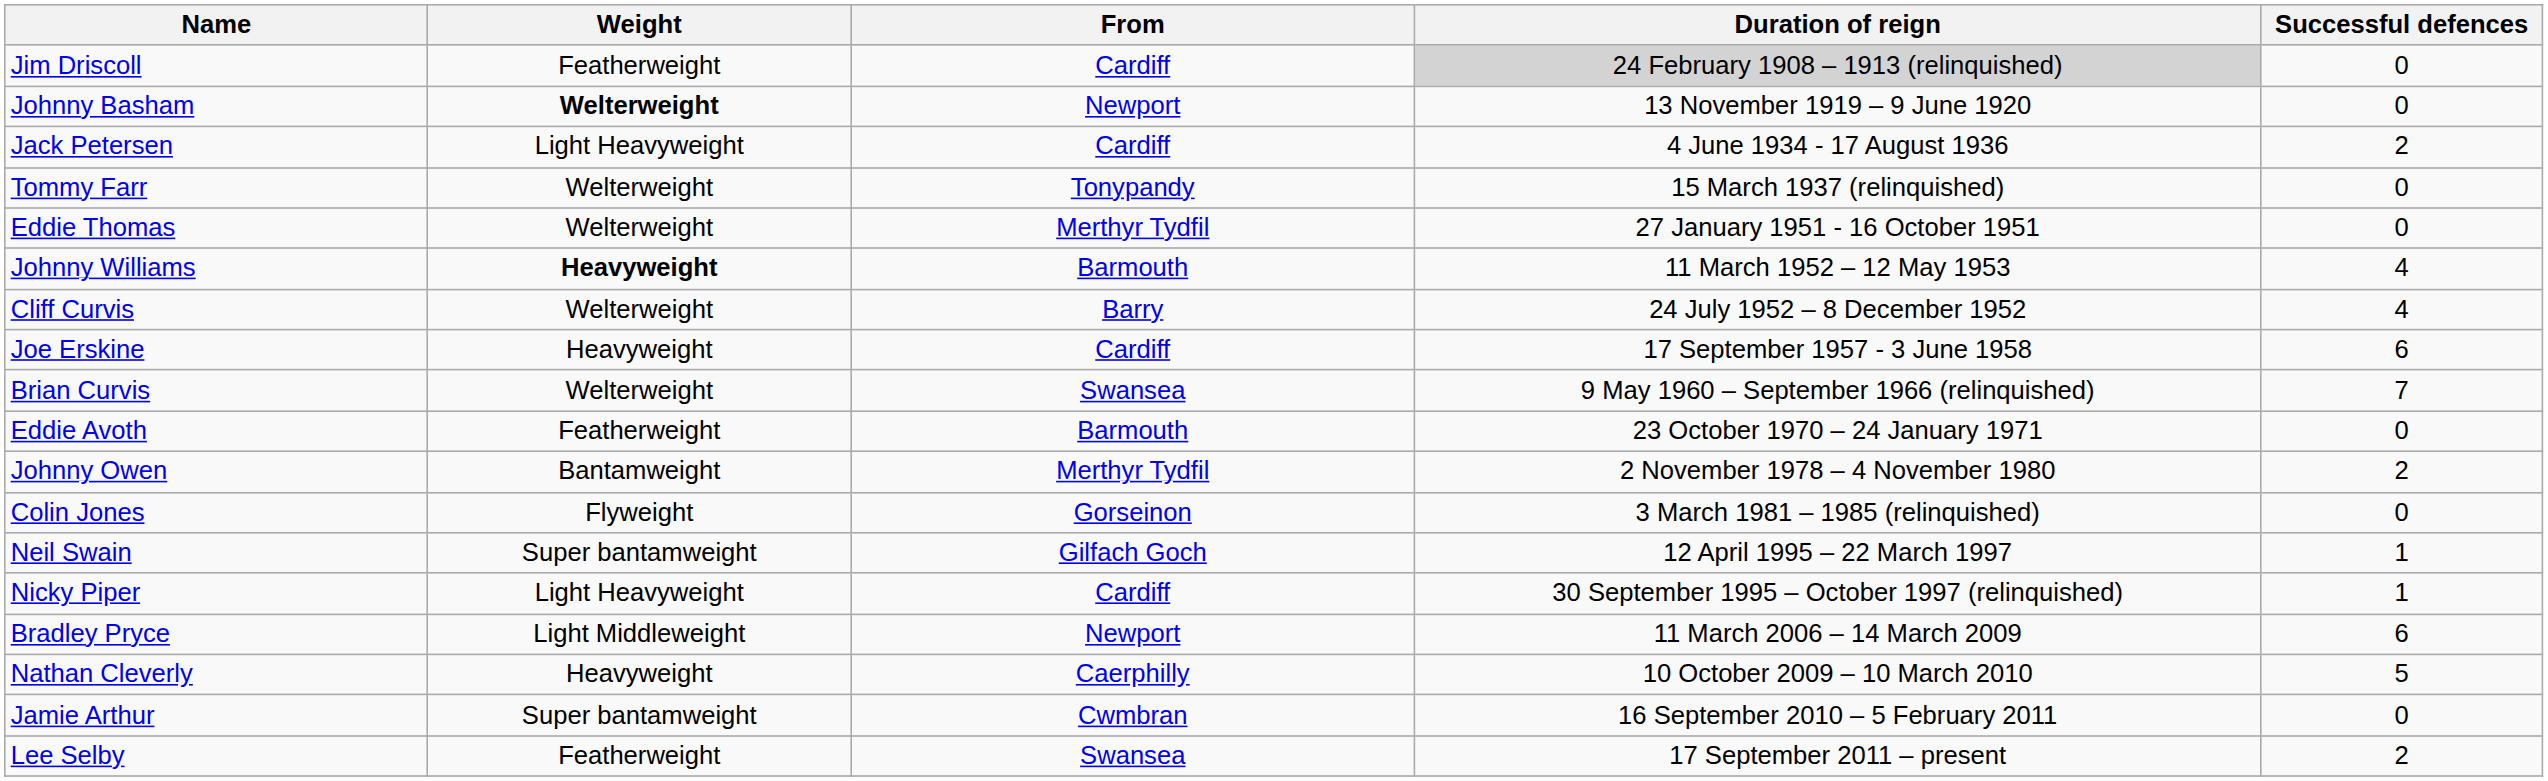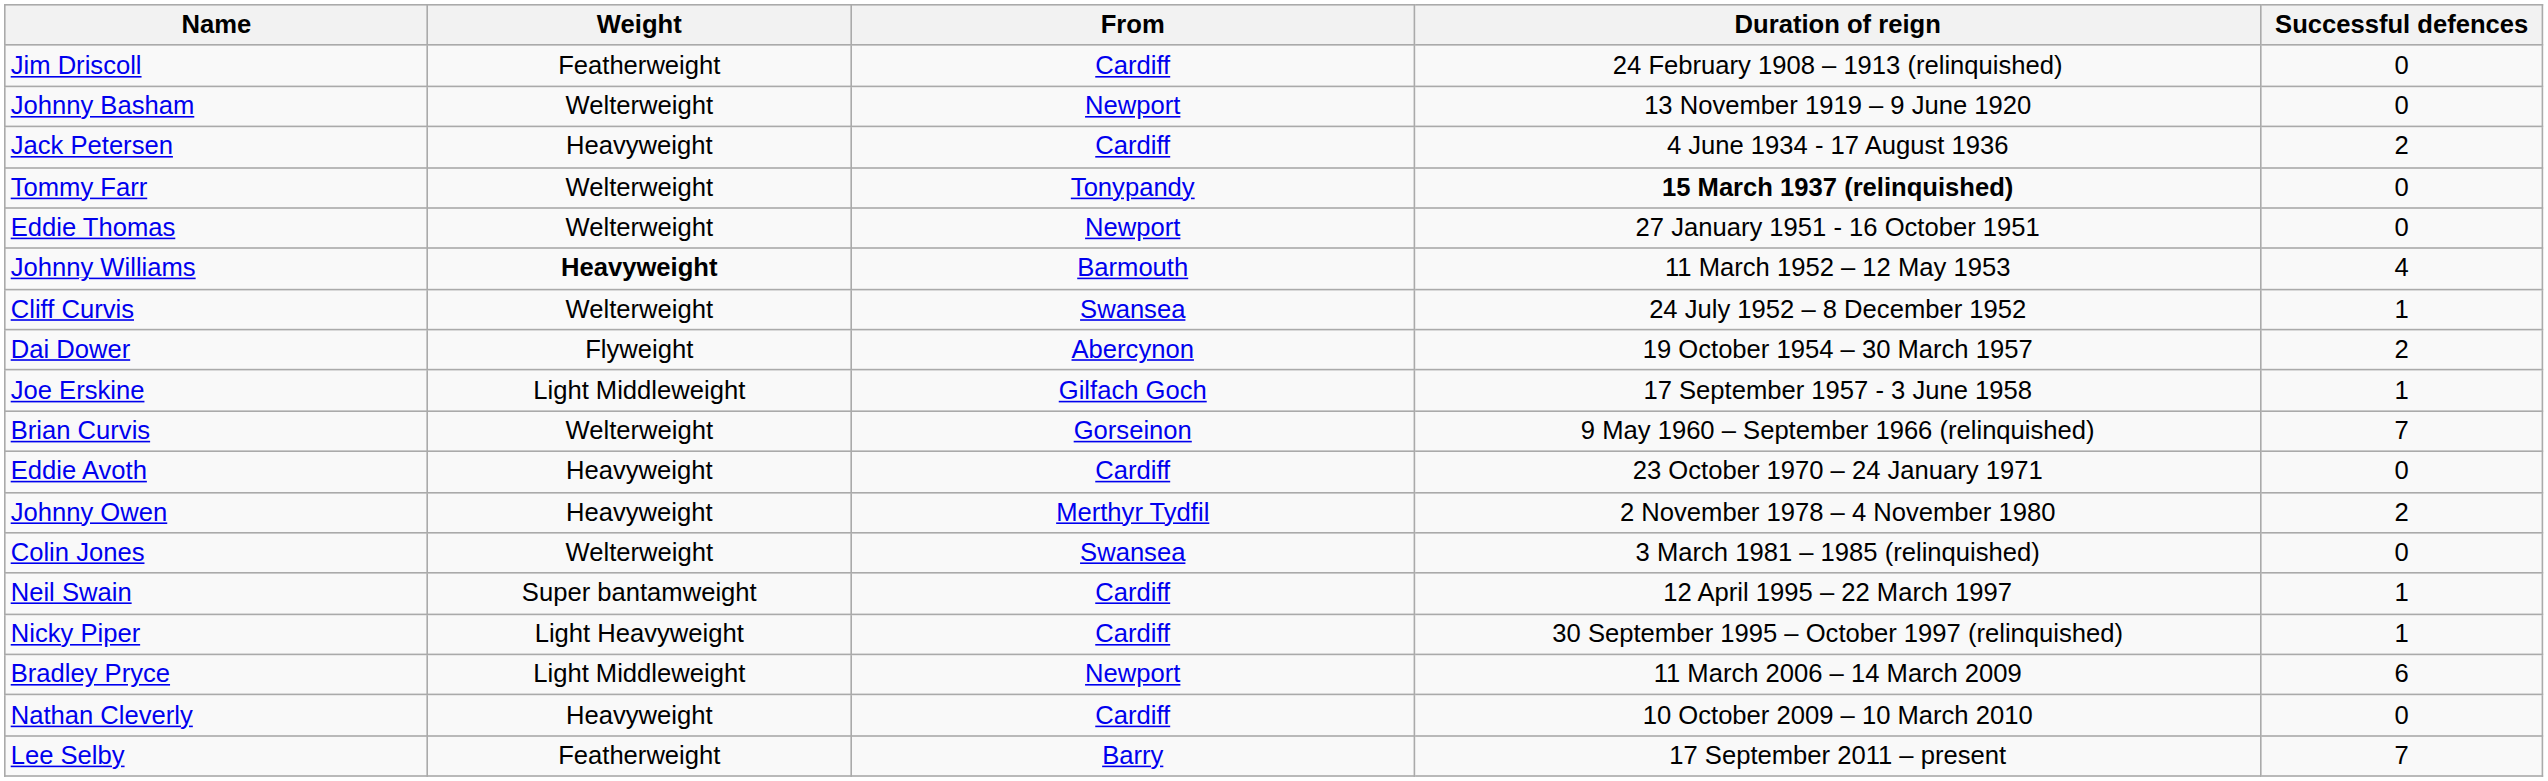(1838, 65) lightgrey background -> (1838, 65) no background
(639, 106) bold -> (639, 106) normal
(639, 146) Light Heavyweight -> (639, 146) Heavyweight
(1838, 187) normal -> (1838, 187) bold
(1133, 227) Merthyr Tydfil -> (1133, 227) Newport
(1133, 308) Barry -> (1133, 308) Swansea
(2402, 308) 4 -> (2402, 308) 1
+ row: (70, 349)
(639, 349) Heavyweight -> (639, 390) Light Middleweight
(1133, 349) Cardiff -> (1133, 390) Gilfach Goch
(2402, 349) 6 -> (2402, 390) 1
(1133, 390) Swansea -> (1133, 430) Gorseinon
(639, 430) Featherweight -> (639, 471) Heavyweight
(1133, 430) Barmouth -> (1133, 471) Cardiff
(639, 471) Bantamweight -> (639, 512) Heavyweight
(639, 512) Flyweight -> (639, 552) Welterweight
(1133, 512) Gorseinon -> (1133, 552) Swansea
(1133, 552) Gilfach Goch -> (1133, 593) Cardiff
(1133, 674) Caerphilly -> (1133, 715) Cardiff
(2402, 674) 5 -> (2402, 715) 0
- row: (83, 715)
(1133, 755) Swansea -> (1133, 755) Barry
(2402, 755) 2 -> (2402, 755) 7
